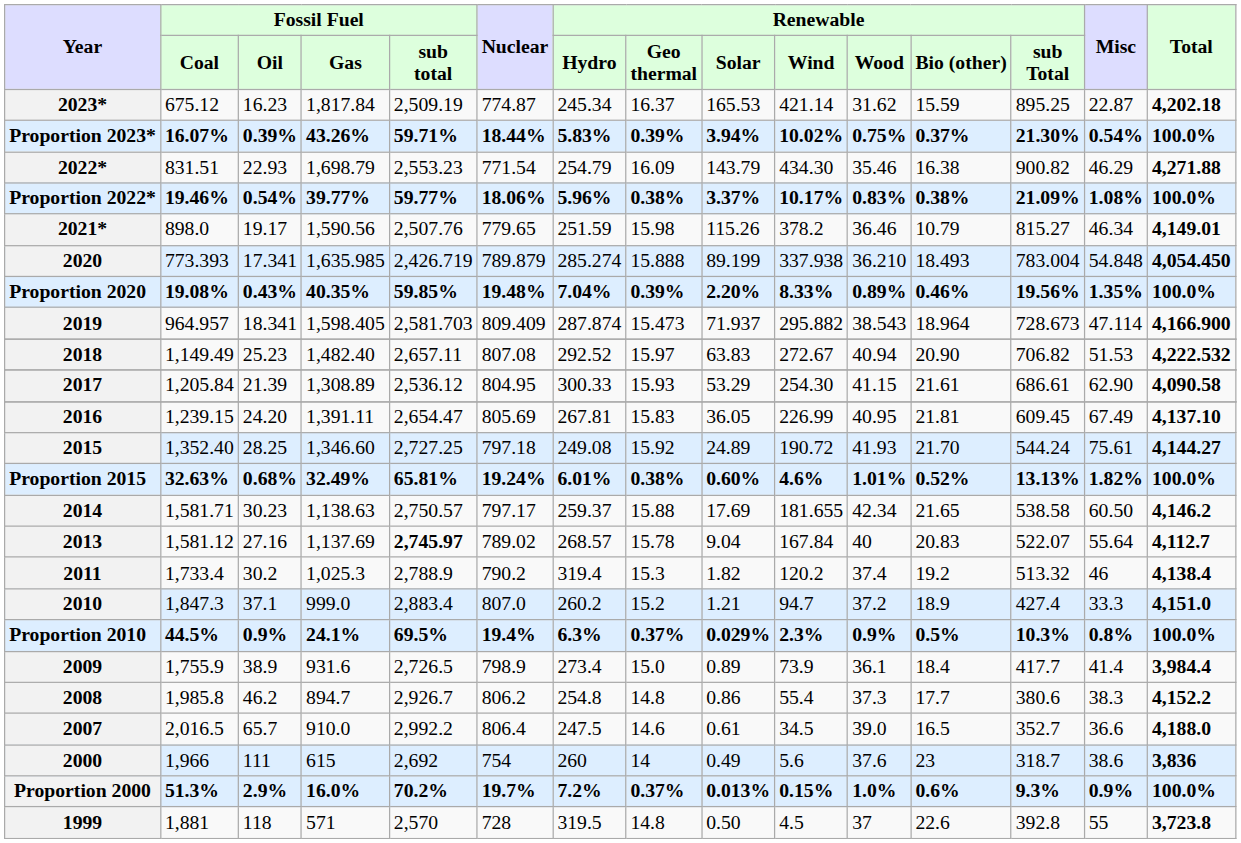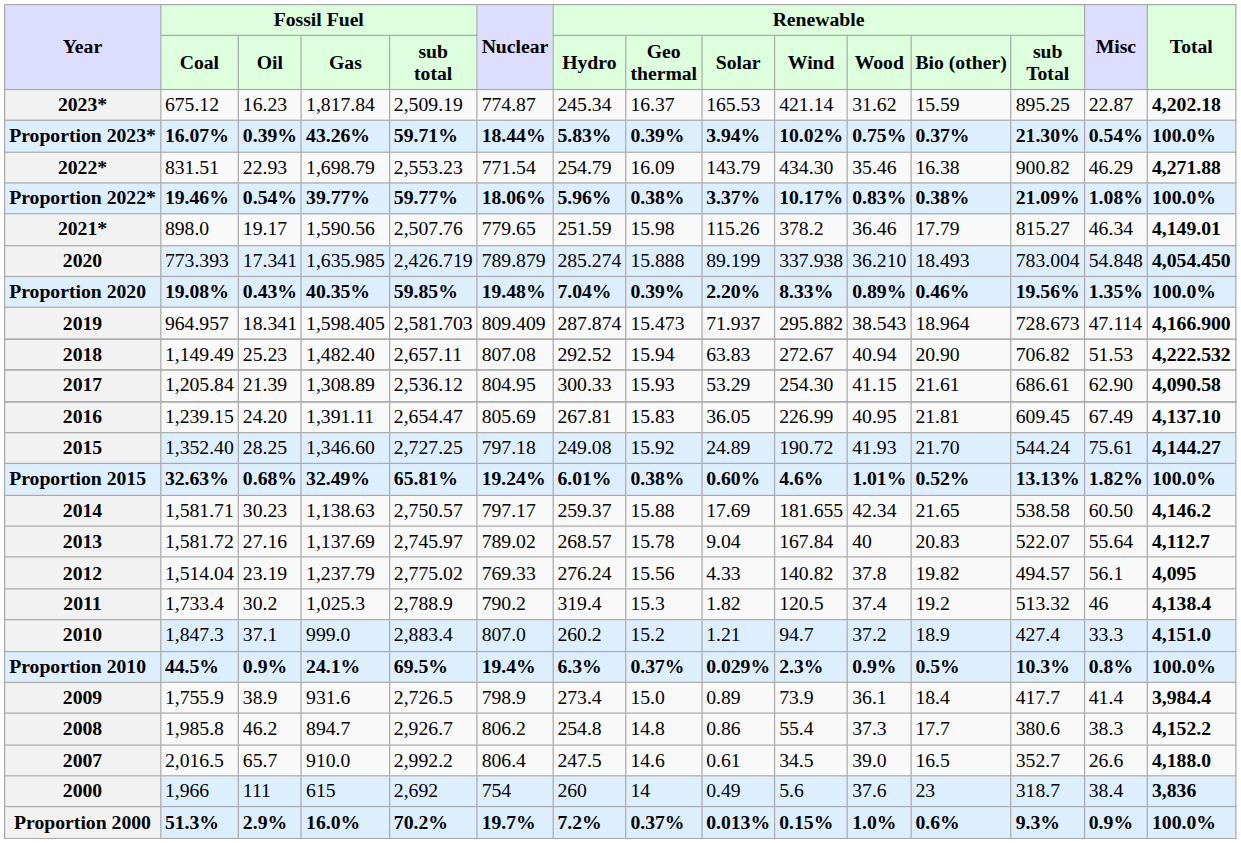(938, 229) 10.79 -> (938, 229) 17.79
(653, 354) 15.97 -> (653, 354) 15.94
(199, 541) 1,581.12 -> (199, 541) 1,581.72
(428, 541) bold -> (428, 541) normal
+ row: (82, 572)
(801, 572) 120.2 -> (801, 604) 120.5
(1106, 728) 36.6 -> (1106, 760) 26.6
(1106, 760) 38.6 -> (1106, 791) 38.4
- row: (82, 822)
